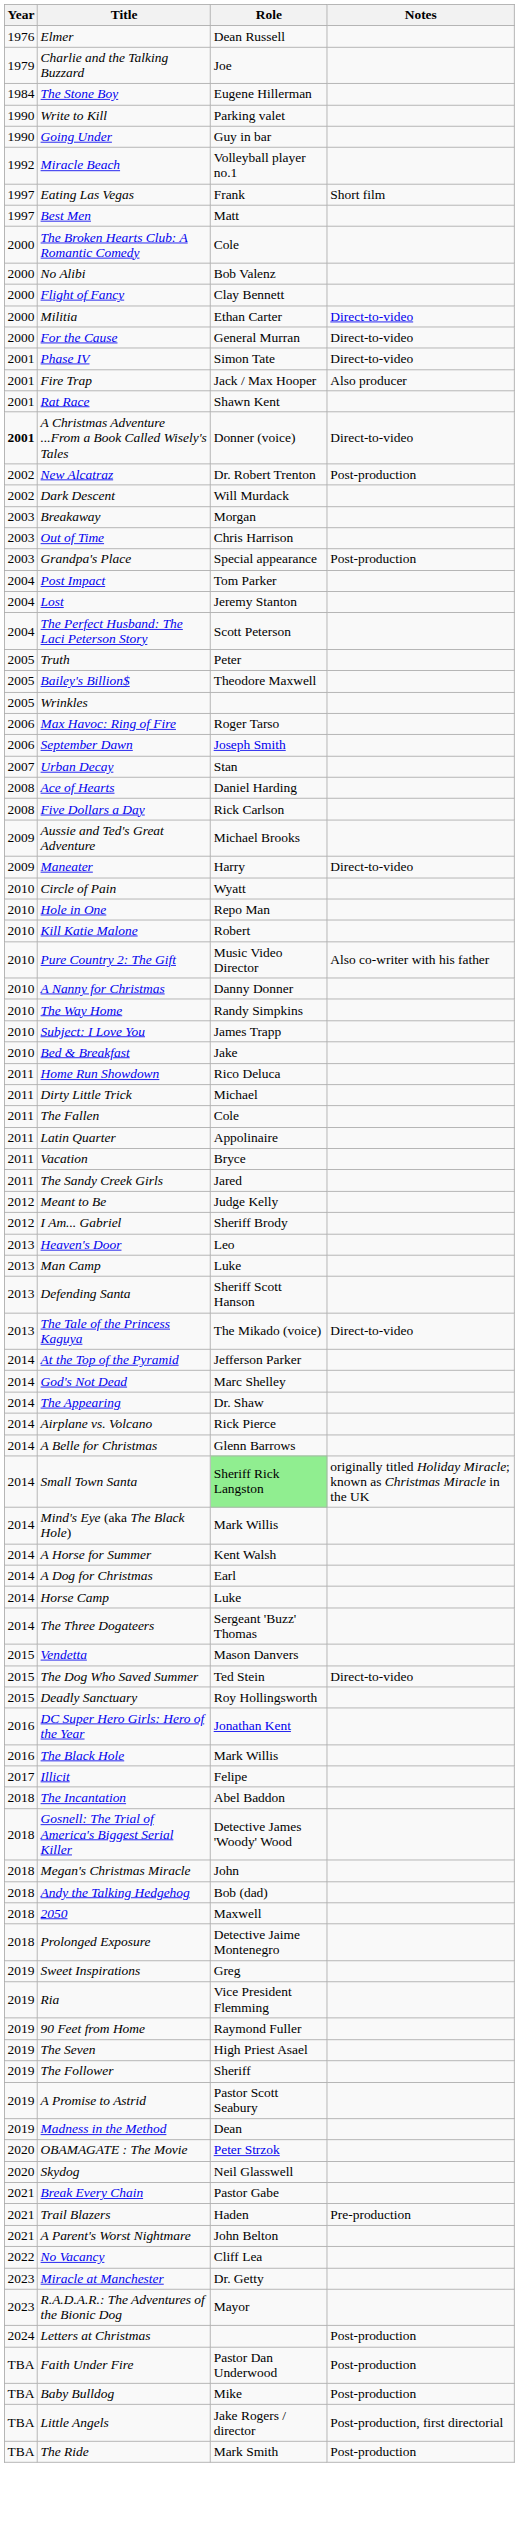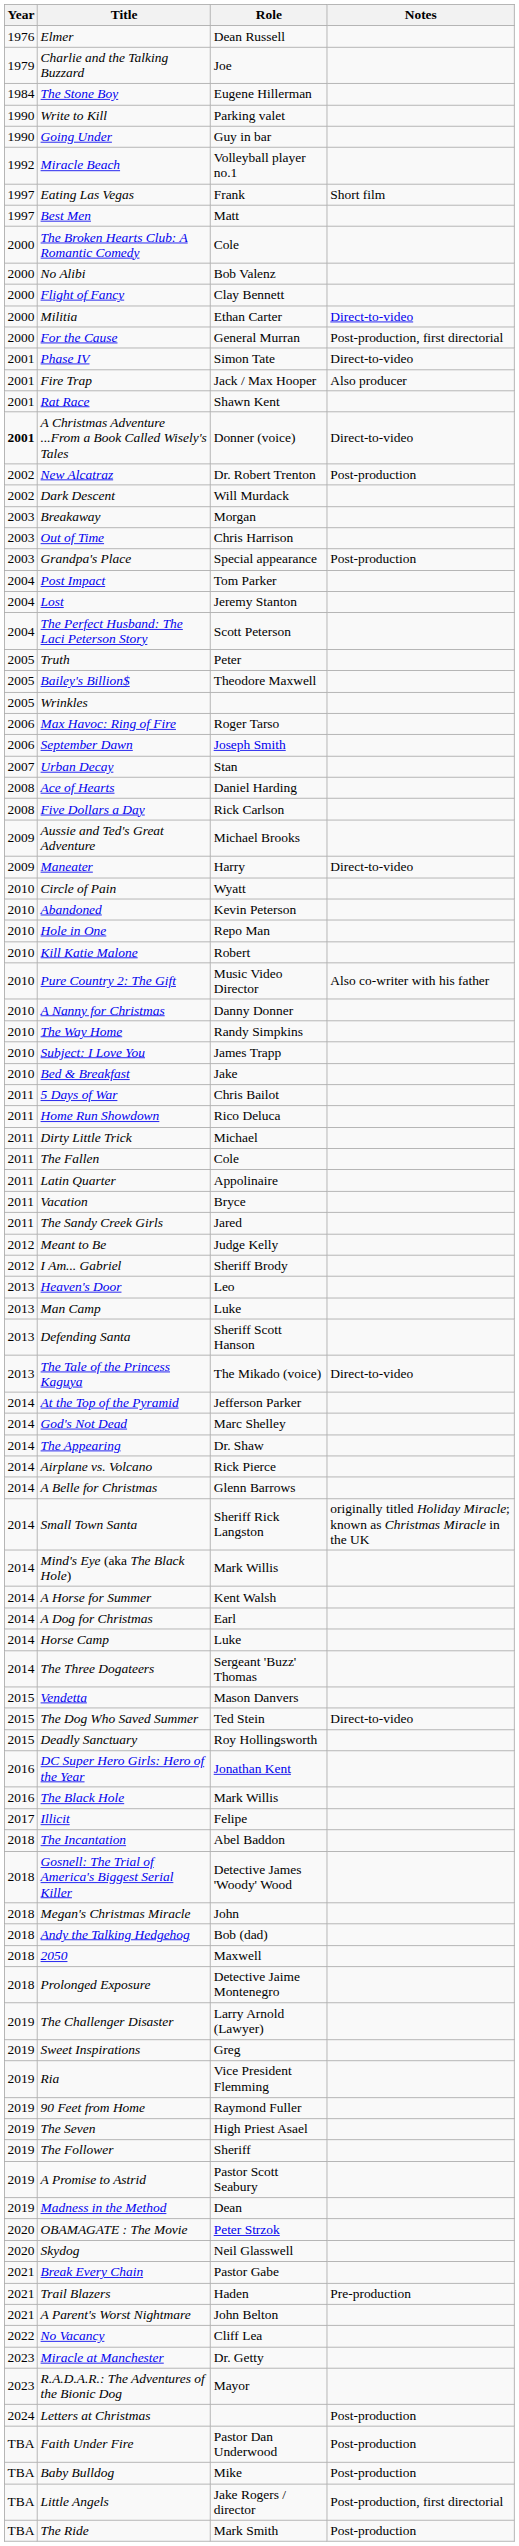(372, 337) Direct-to-video -> (417, 337) Post-production, first directorial
+ row: (71, 909)
+ row: (79, 1095)
(247, 1481) lightgreen background -> (247, 1524) no background
+ row: (107, 2021)
